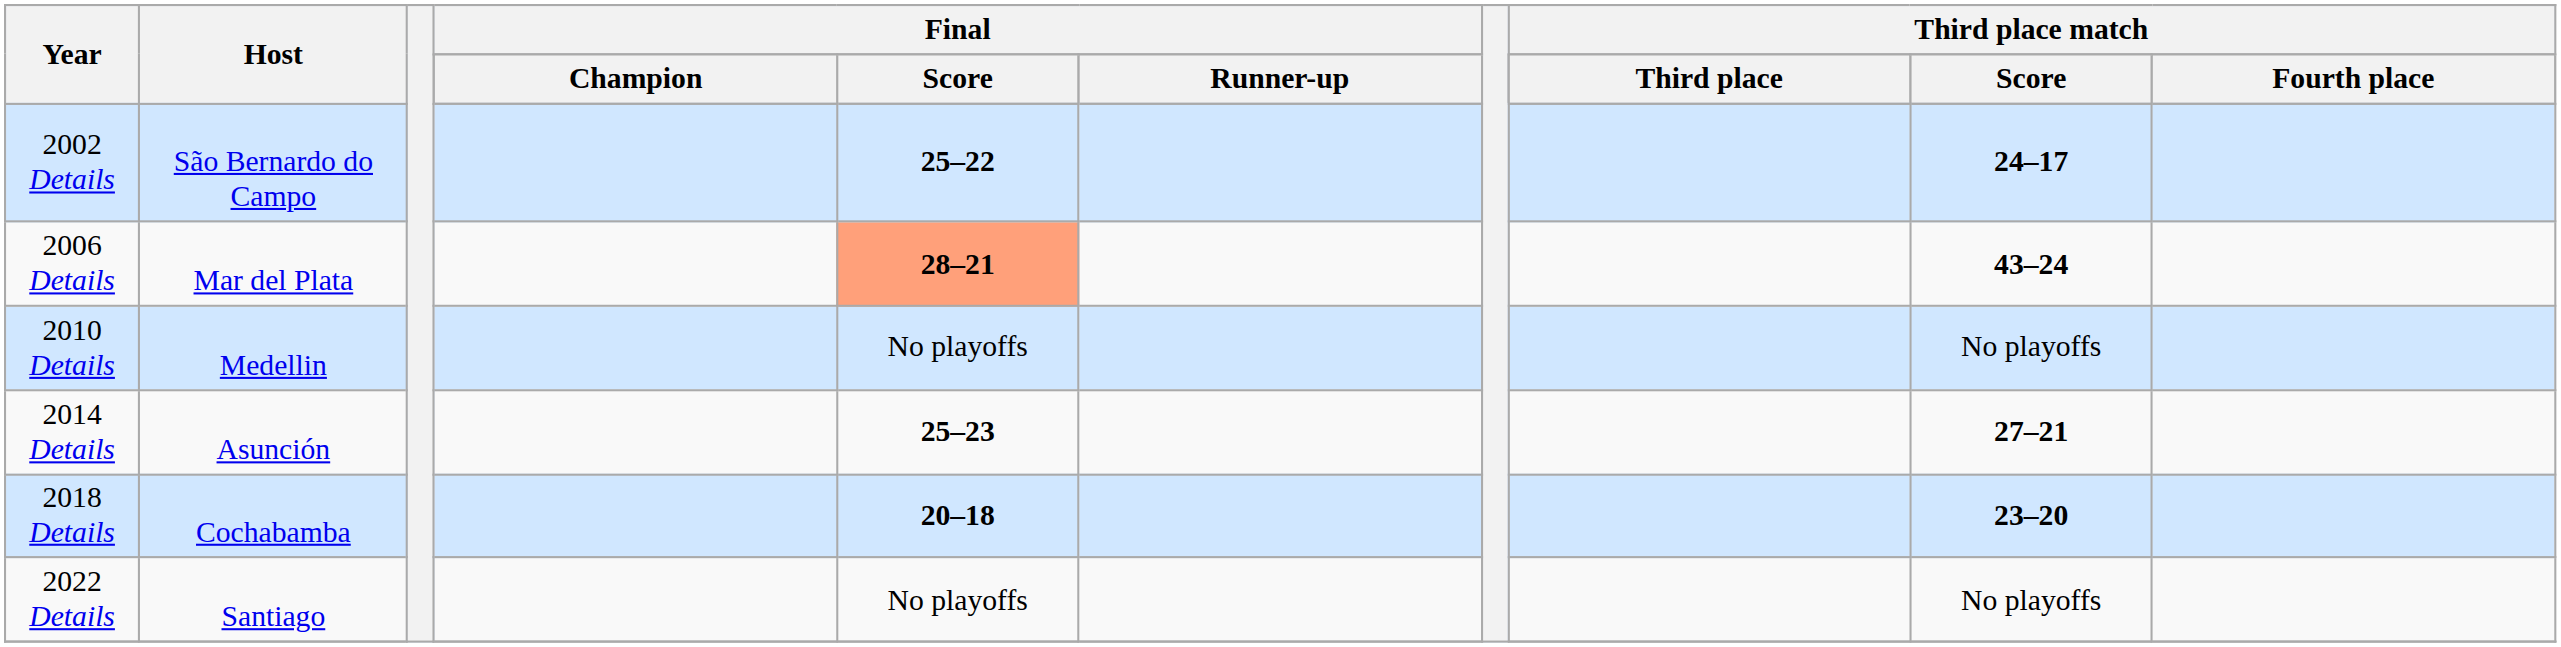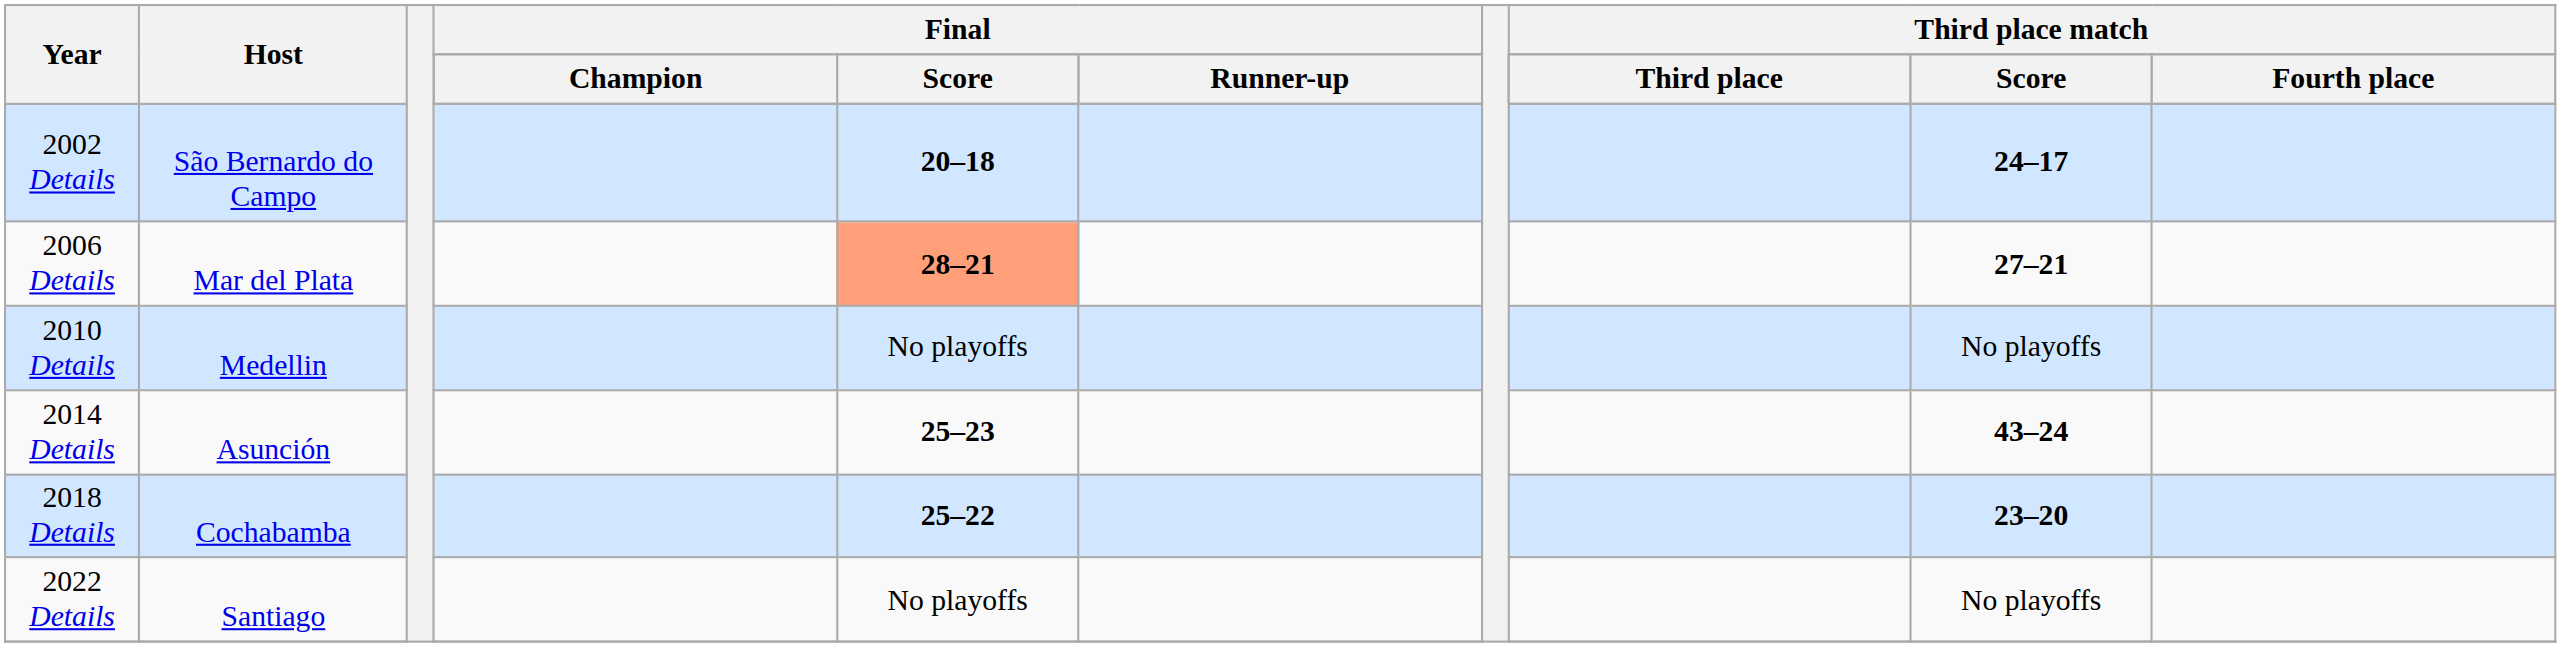(958, 162) 25–22 -> (958, 162) 20–18
(2031, 263) 43–24 -> (2031, 263) 27–21
(2031, 431) 27–21 -> (2031, 431) 43–24
(958, 515) 20–18 -> (958, 515) 25–22
